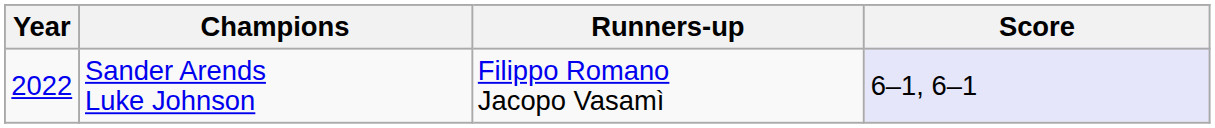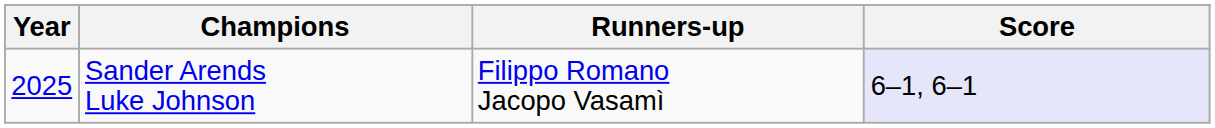(42, 85) 2022 -> (42, 85) 2025
